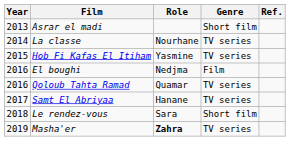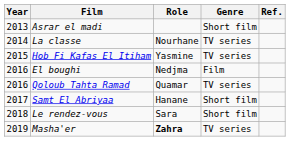(227, 99) TV series -> (230, 99) Short film
